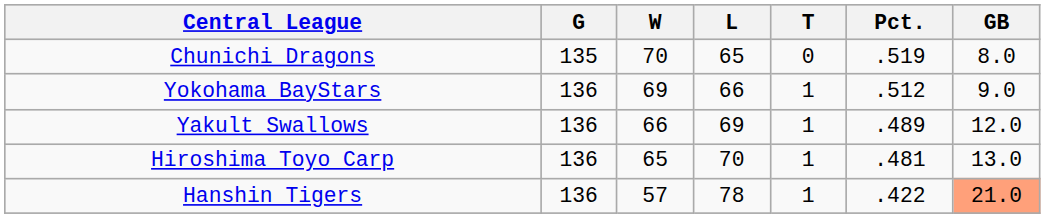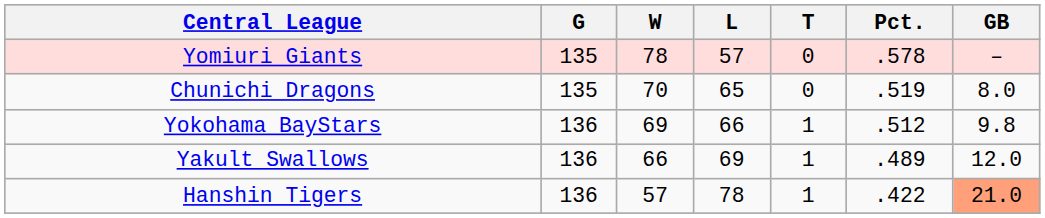+ row: (273, 57)
(997, 92) 9.0 -> (997, 126) 9.8
- row: (273, 161)
